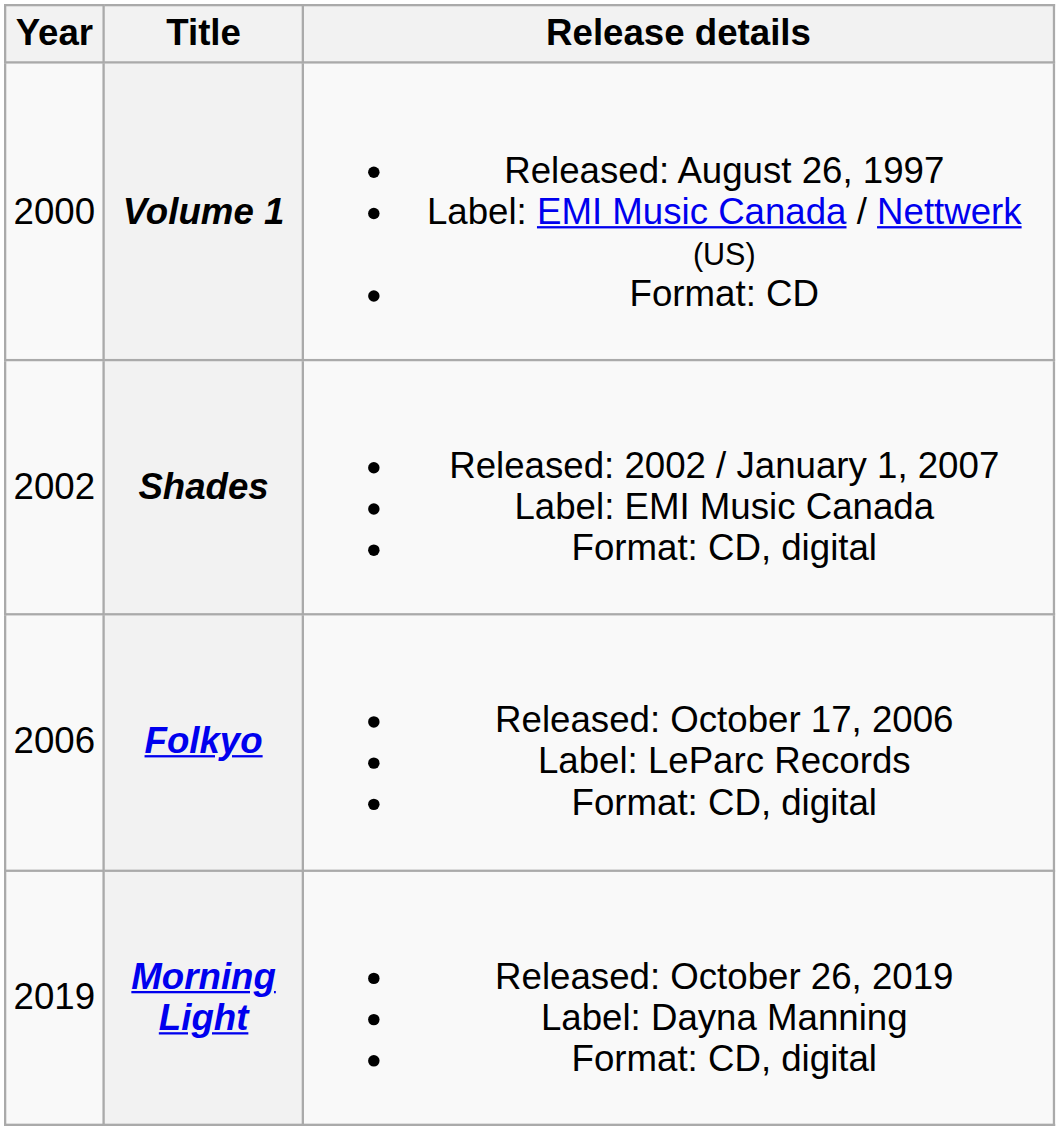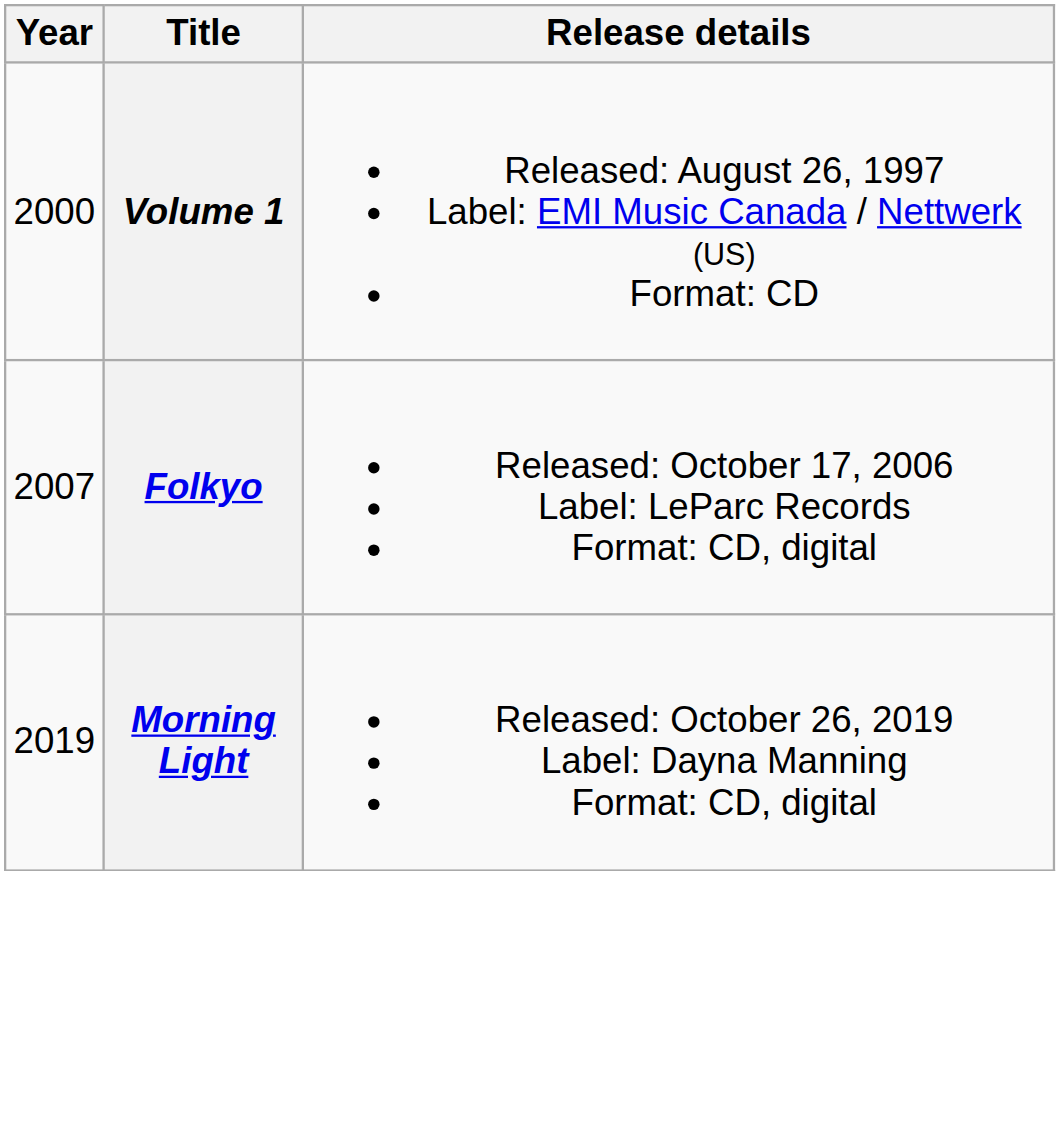- row: (204, 486)
(54, 741) 2006 -> (54, 486) 2007
